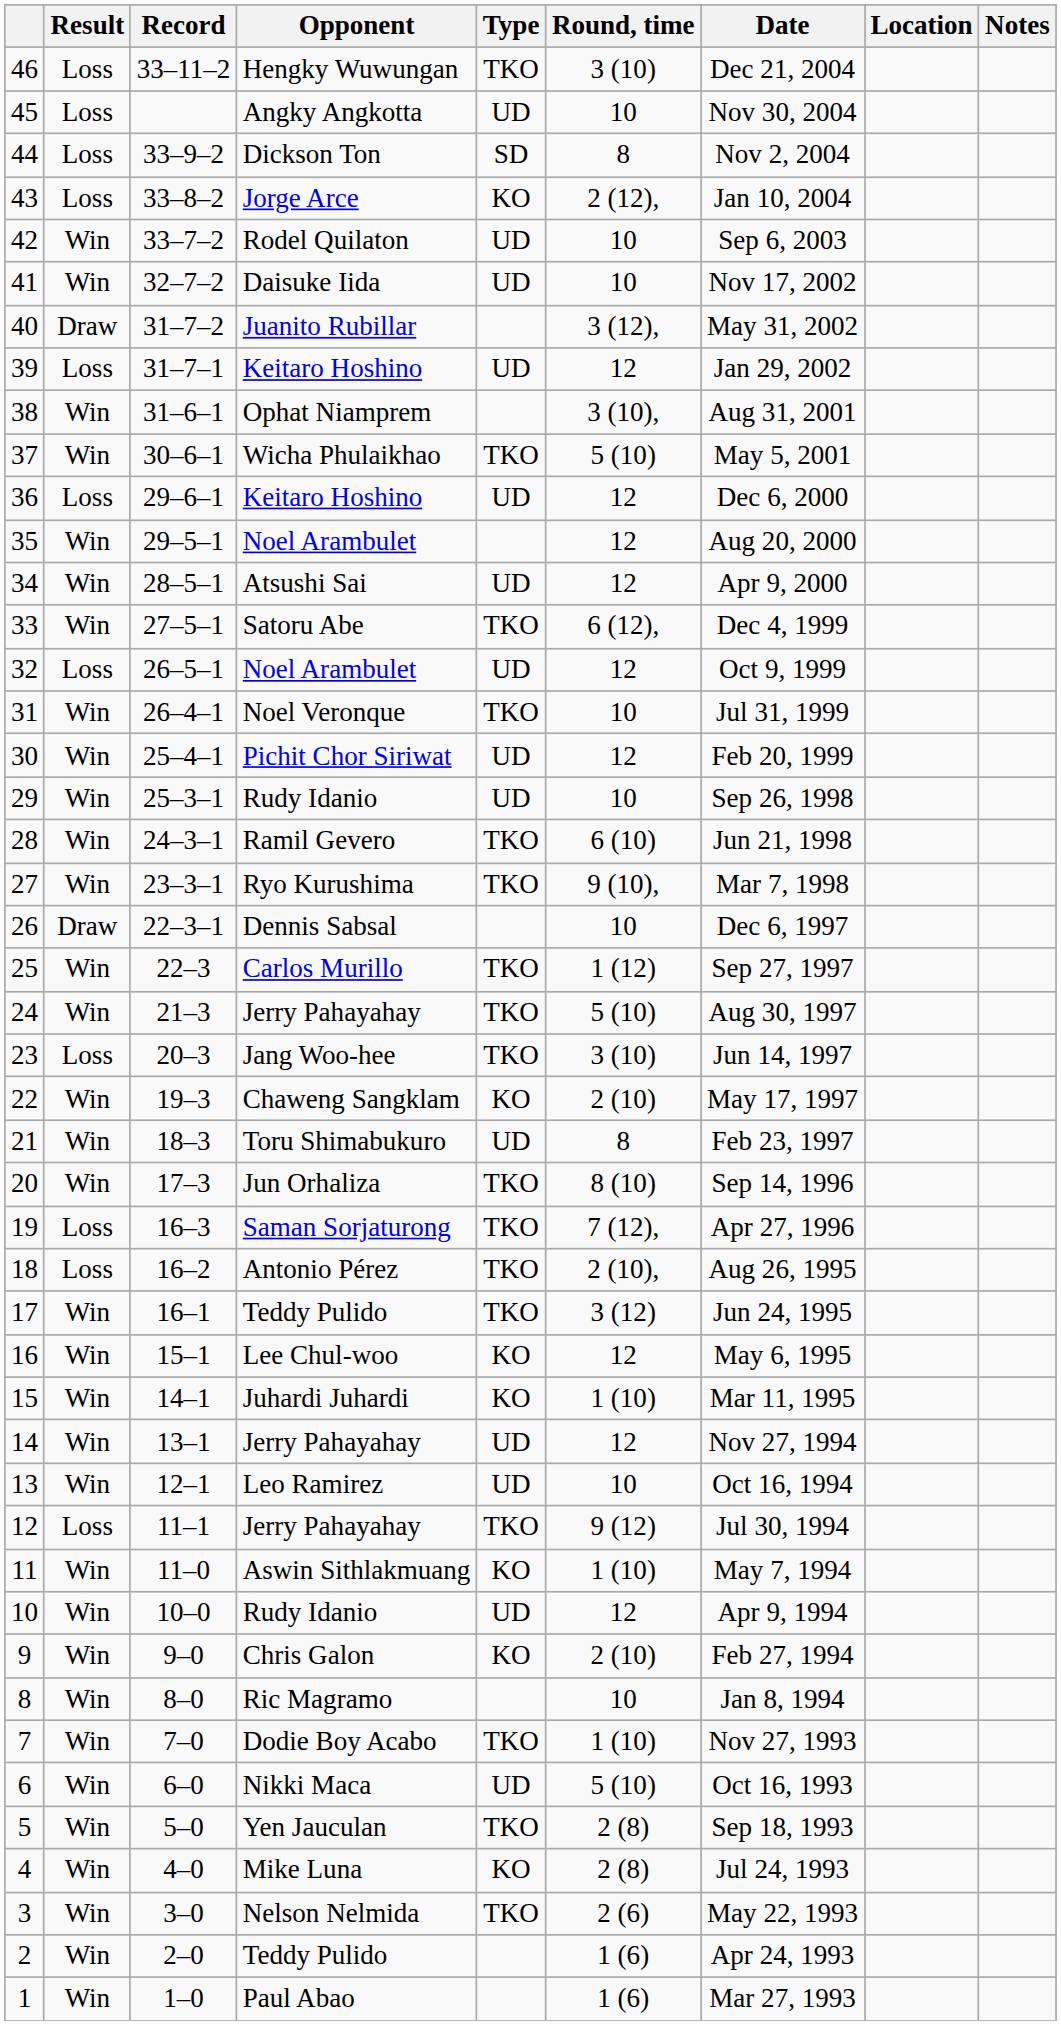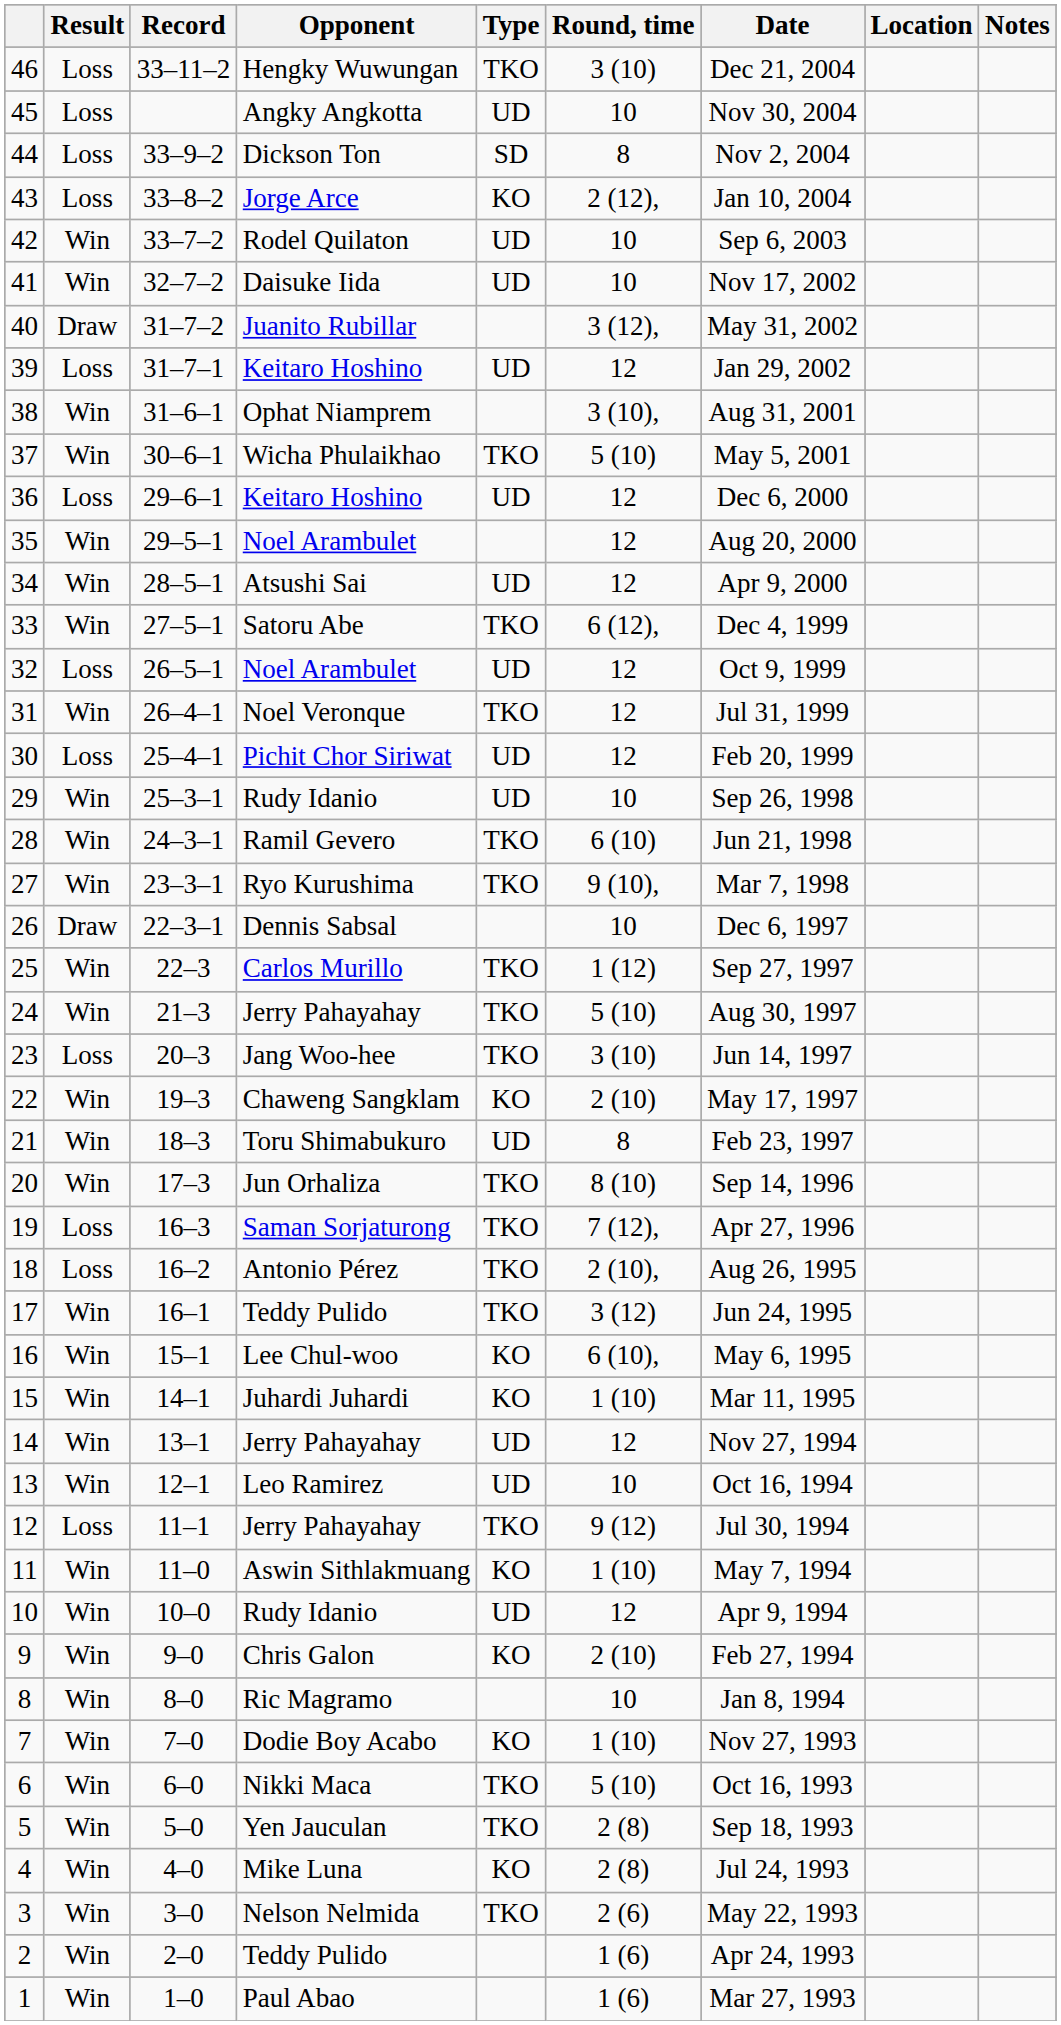(623, 712) 10 -> (623, 712) 12
(87, 754) Win -> (87, 754) Loss
(623, 1355) 12 -> (623, 1355) 6 (10),
(511, 1741) TKO -> (511, 1741) KO
(511, 1784) UD -> (511, 1784) TKO
